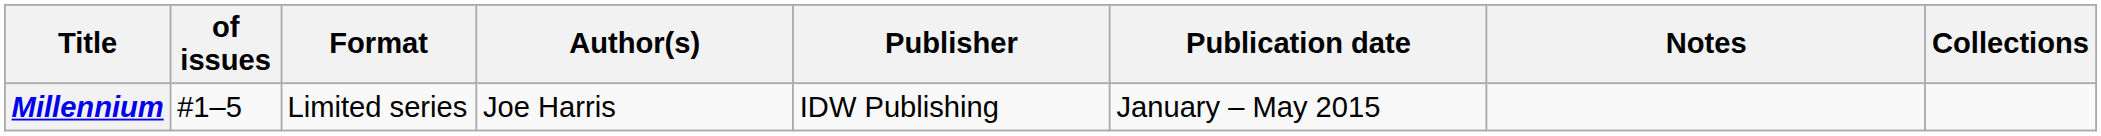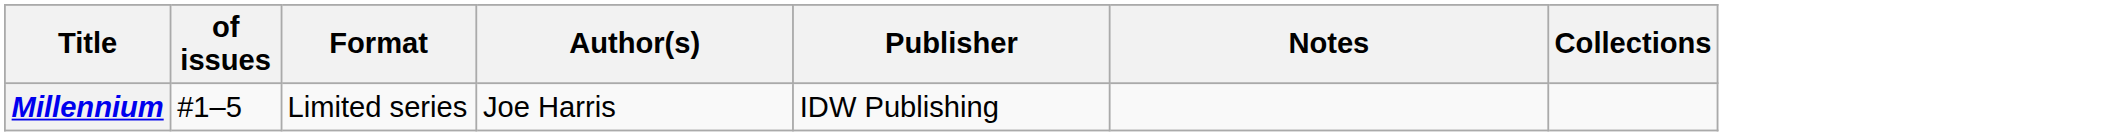- column: (1298, 43)
